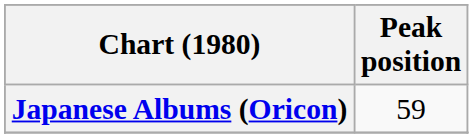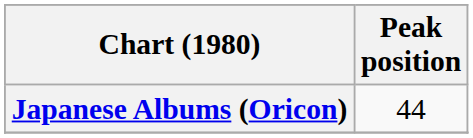(411, 108) 59 -> (411, 108) 44
